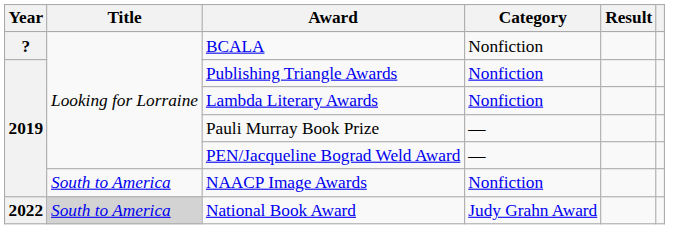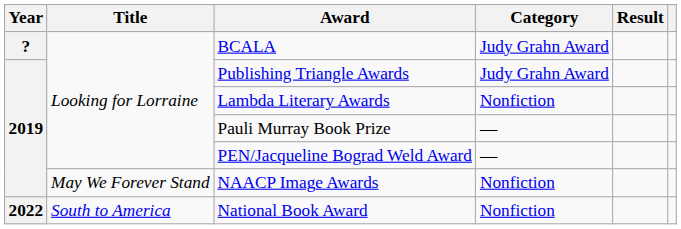(506, 45) Nonfiction -> (544, 45) Judy Grahn Award
(506, 73) Nonfiction -> (544, 73) Judy Grahn Award
(111, 182) South to America -> (130, 182) May We Forever Stand
(111, 210) lightgrey background -> (111, 210) no background
(533, 210) Judy Grahn Award -> (517, 210) Nonfiction
